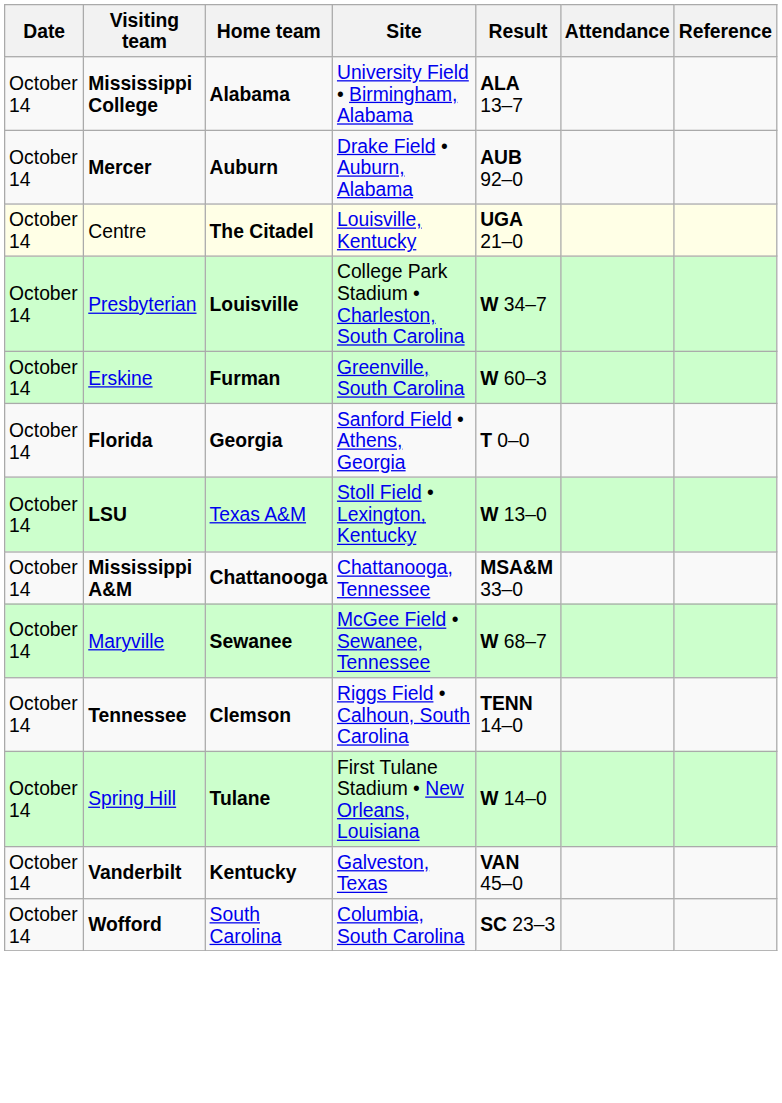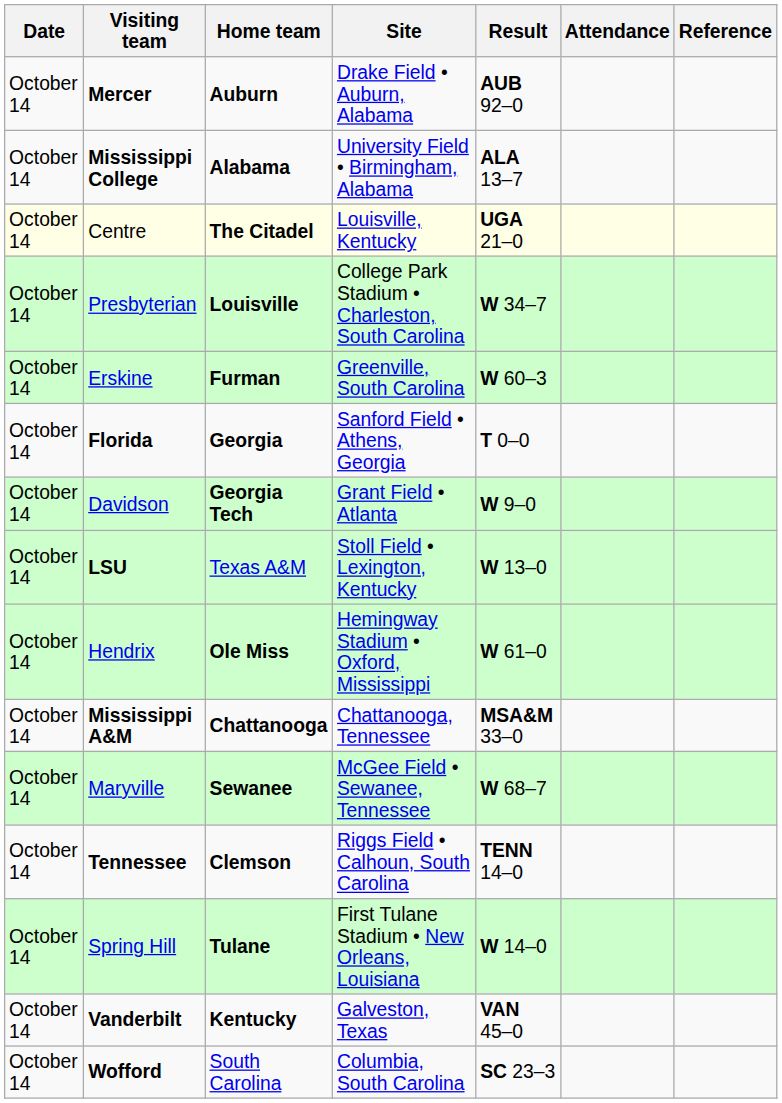rows swapped: (140, 94) <-> (120, 168)
+ row: (128, 504)
+ row: (121, 651)
